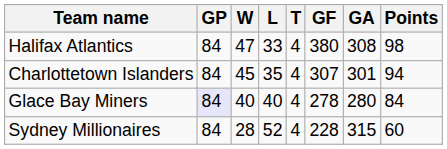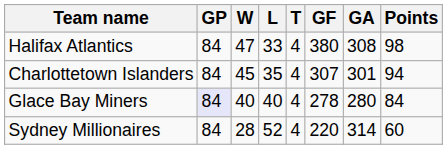(324, 130) 228 -> (324, 130) 220
(362, 130) 315 -> (362, 130) 314
